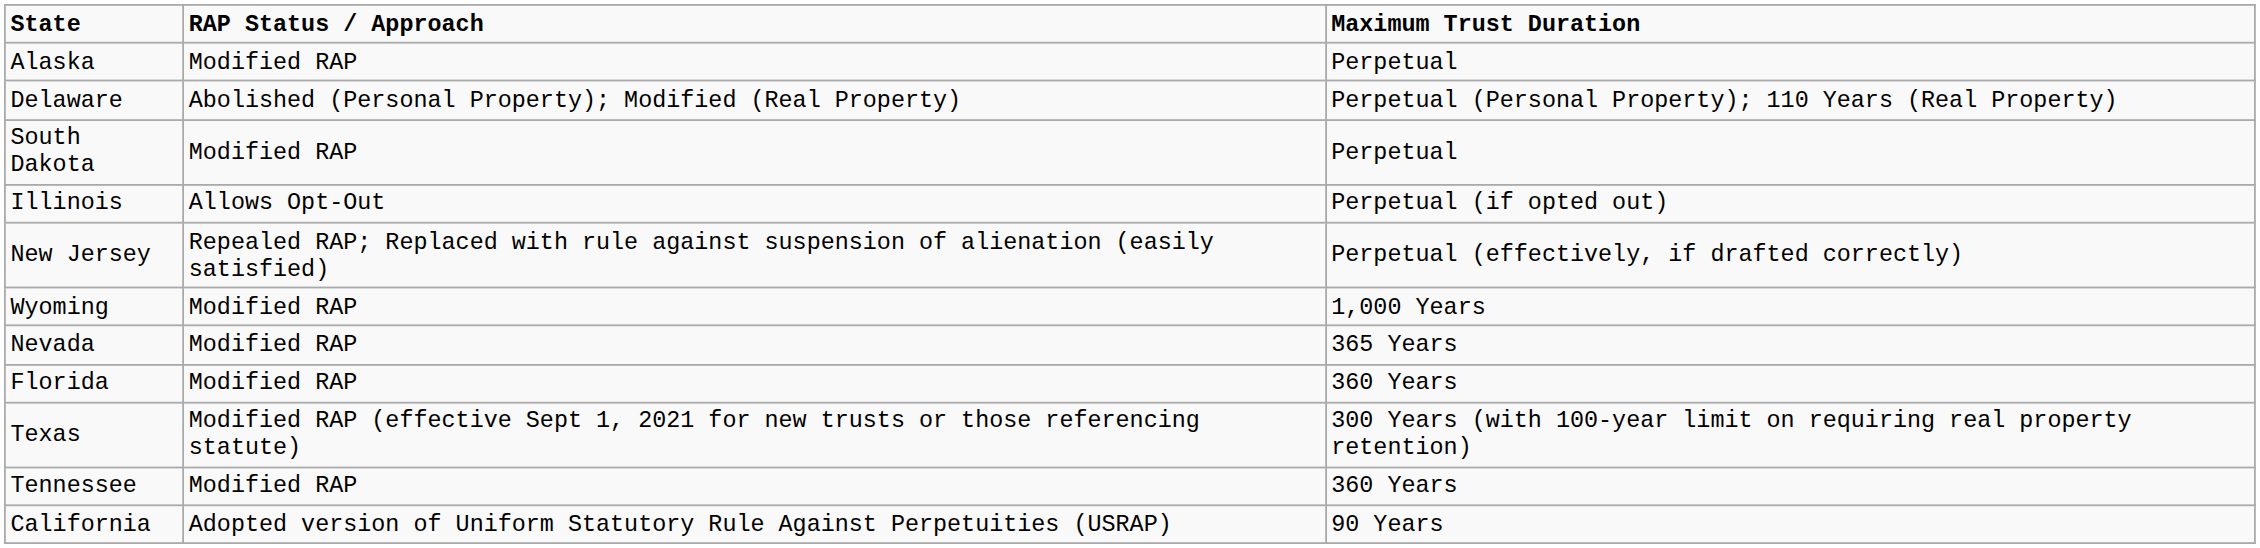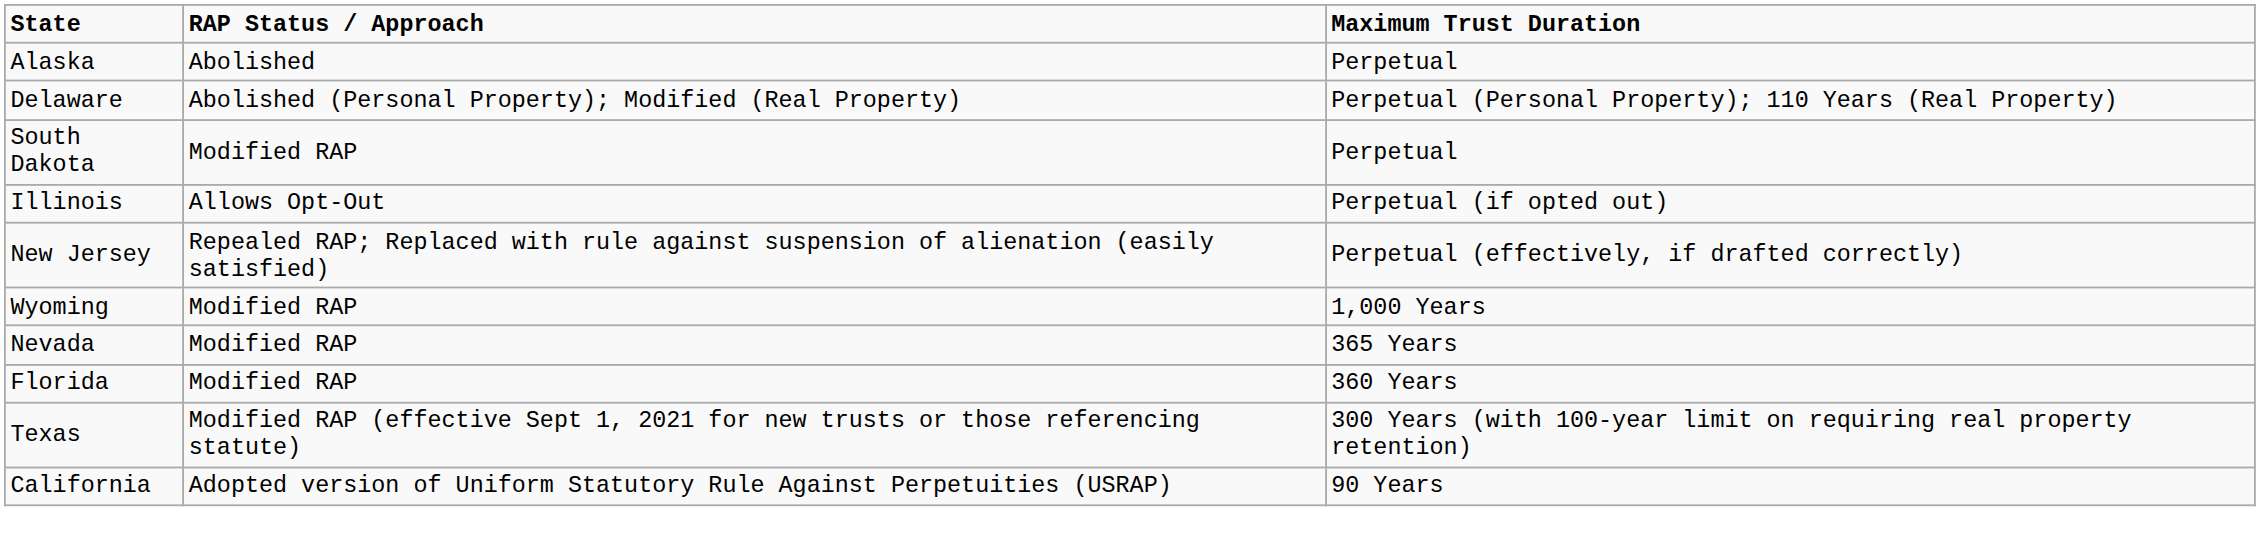(273, 62) Modified RAP -> (252, 62) Abolished
- row: (74, 486)
